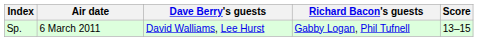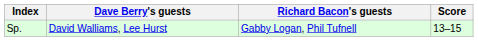- column: (90, 12)
